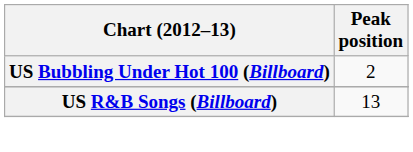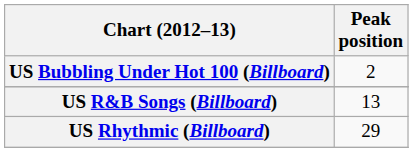+ row: (169, 131)
